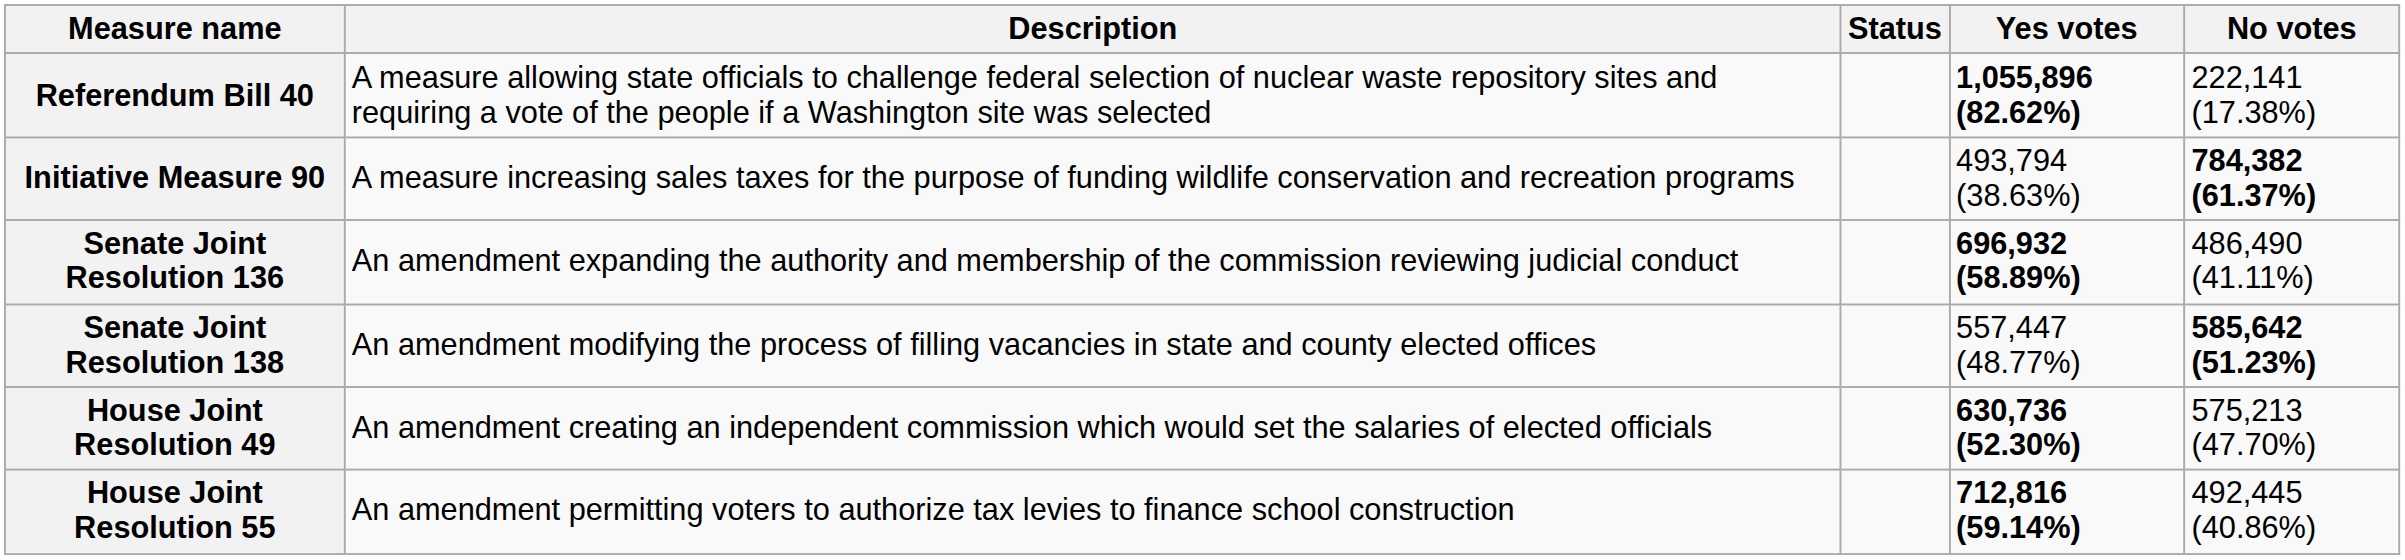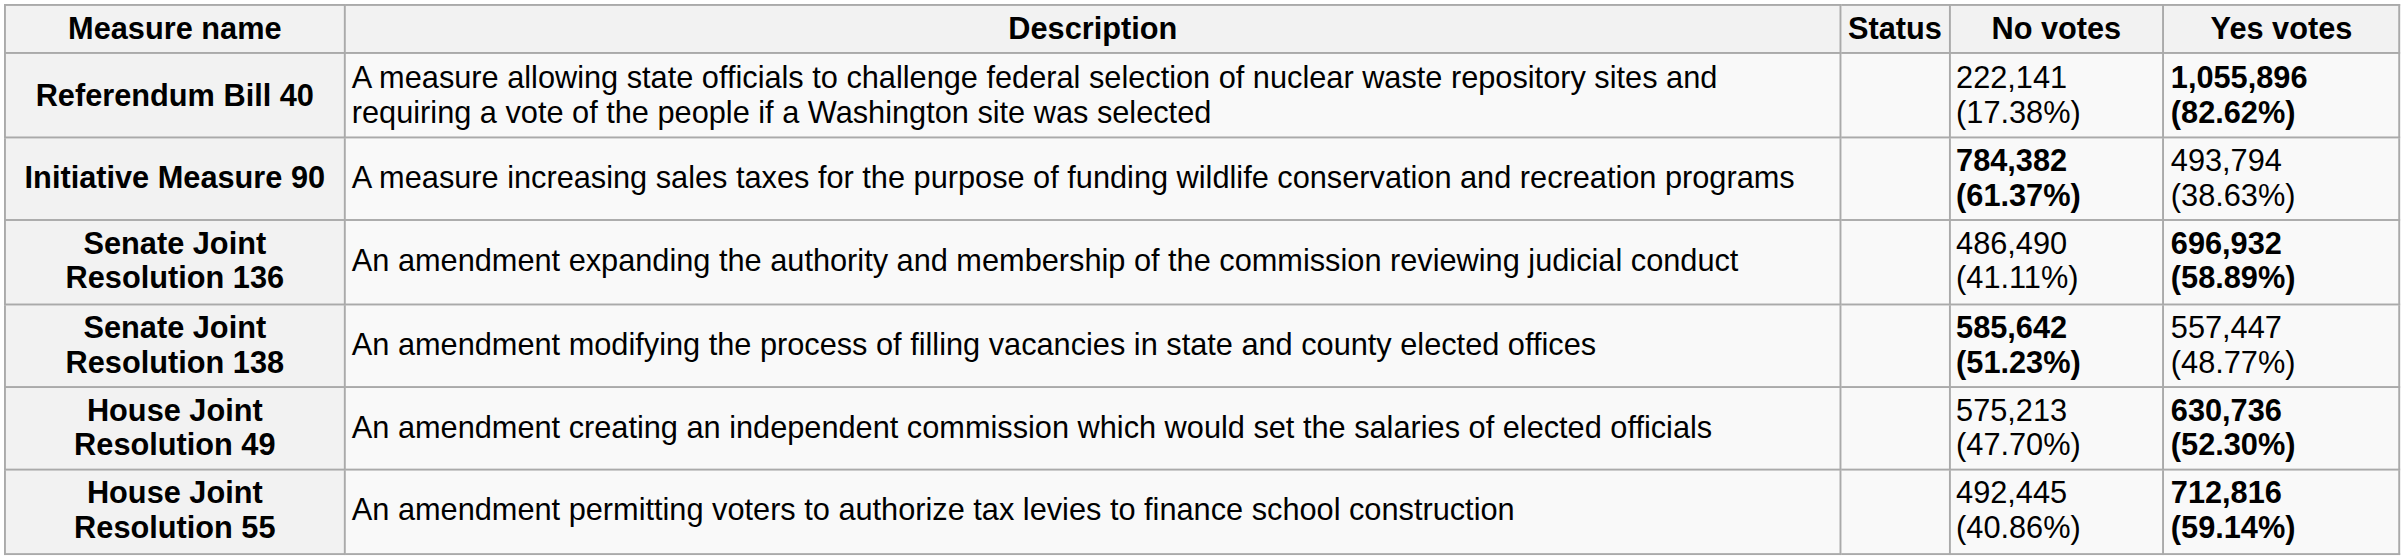columns swapped: (2067, 28) <-> (2292, 28)
